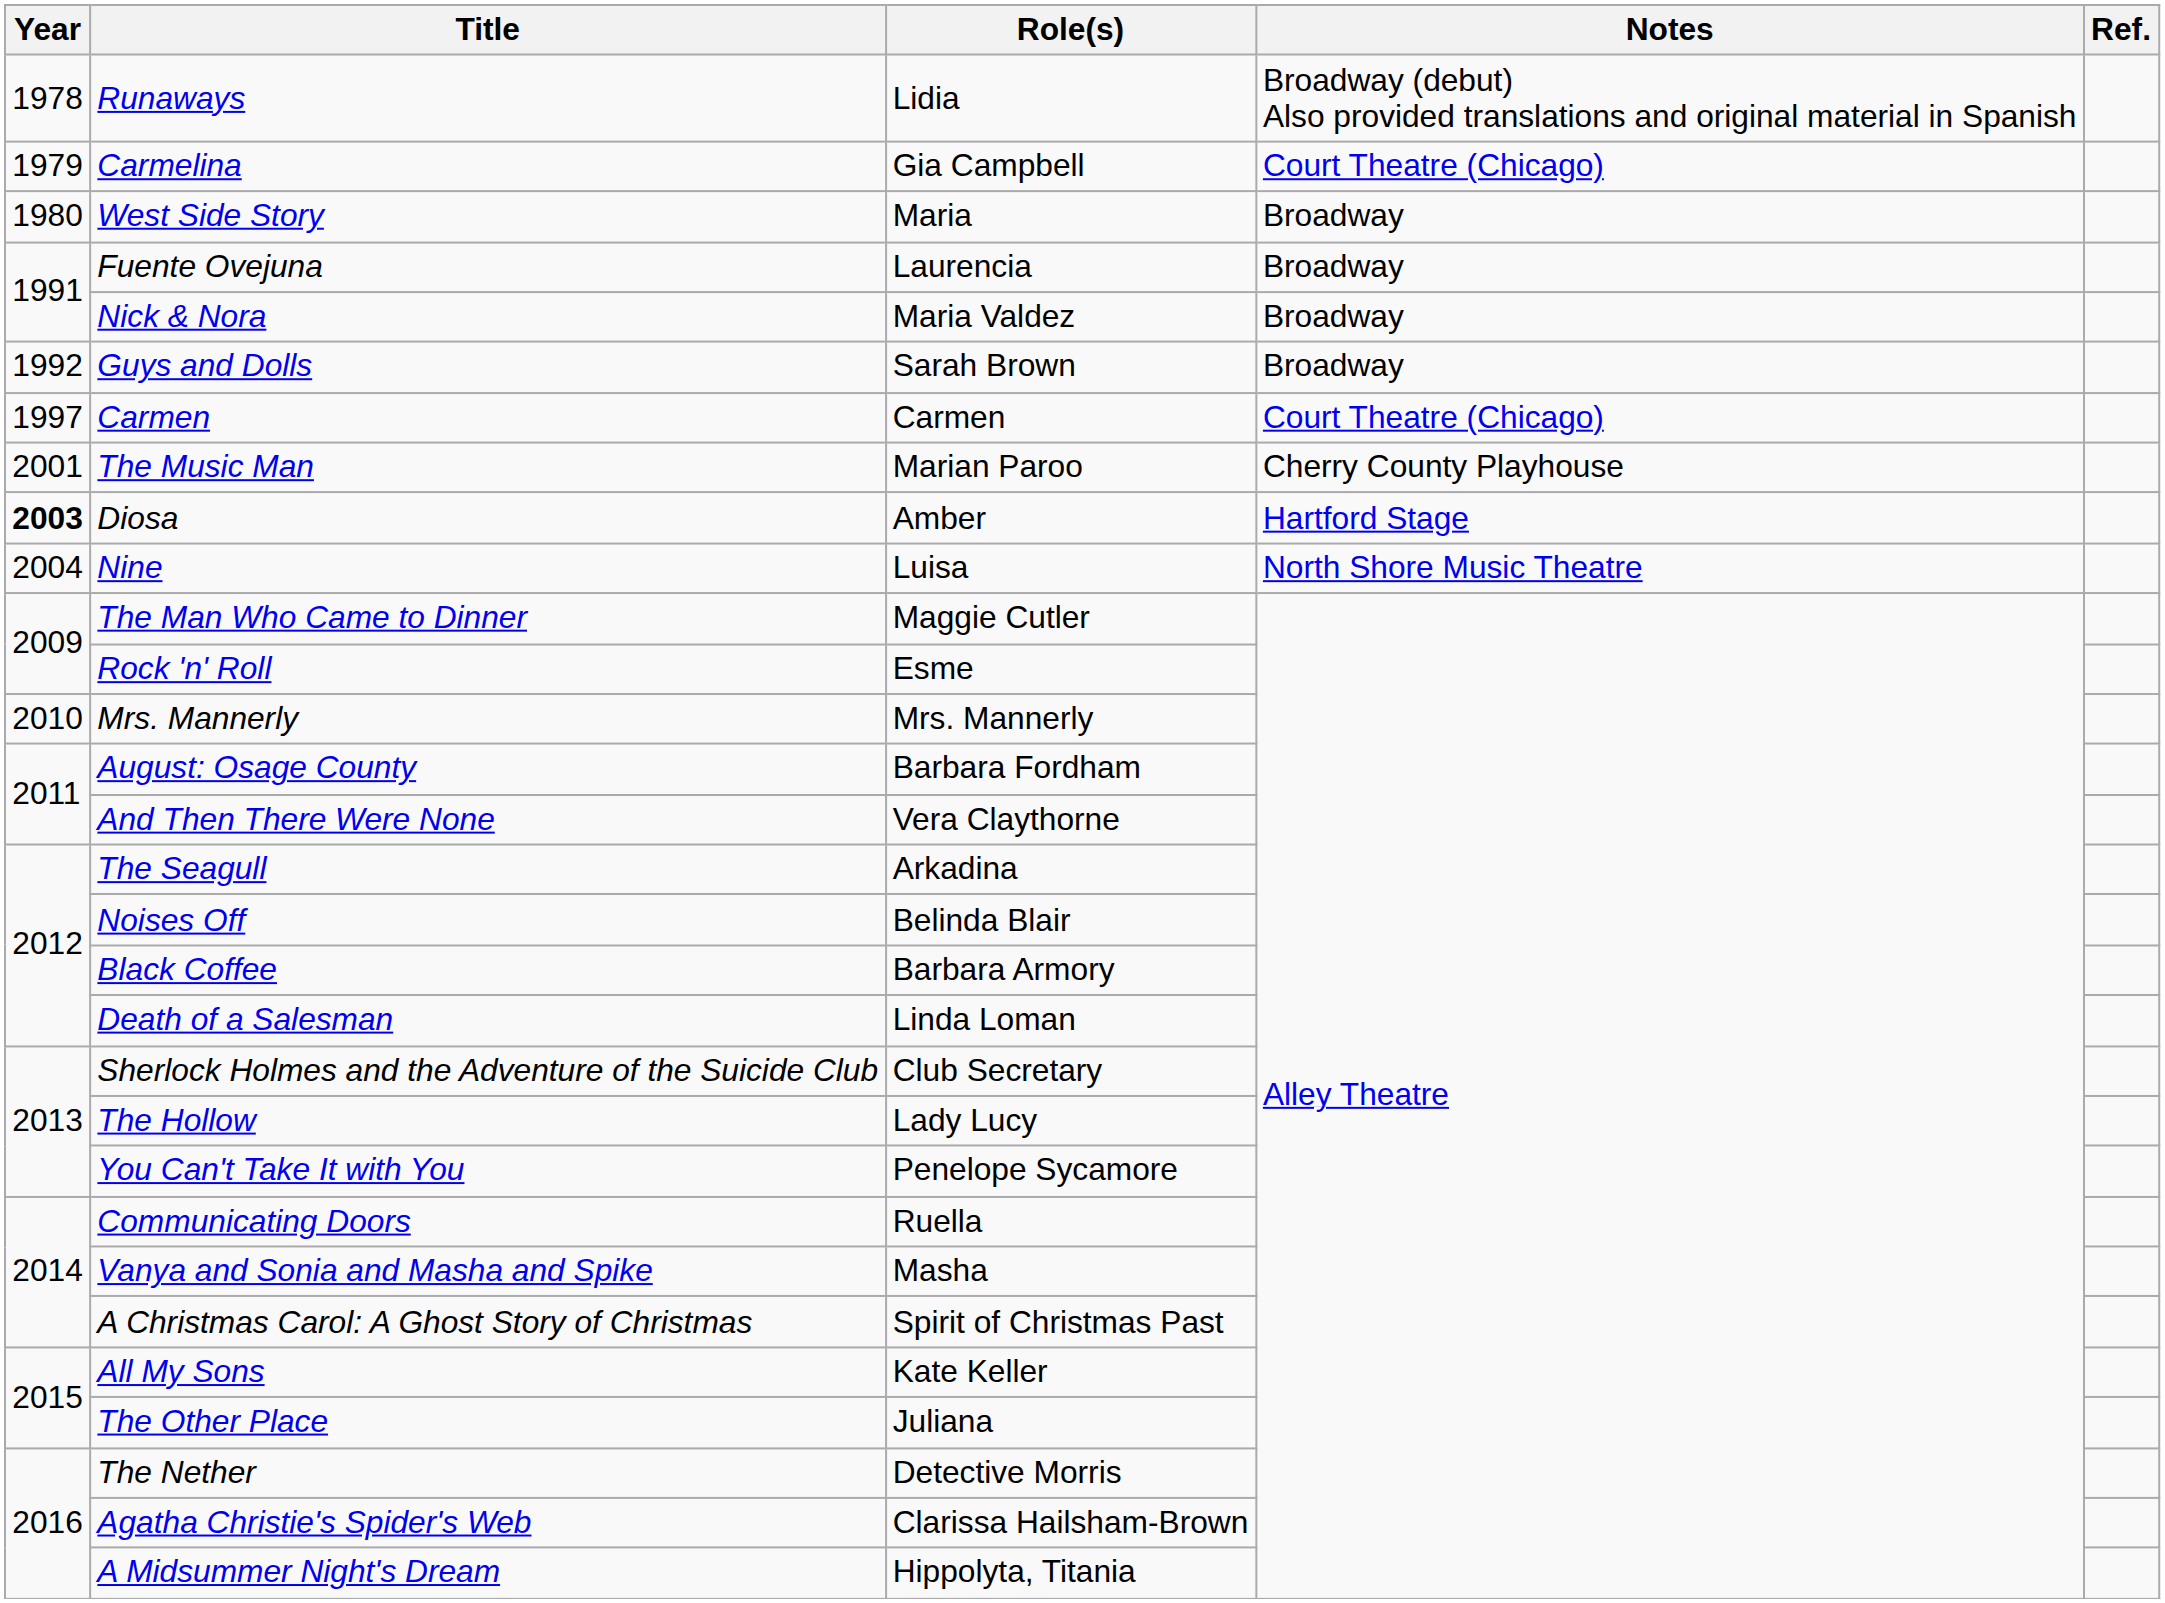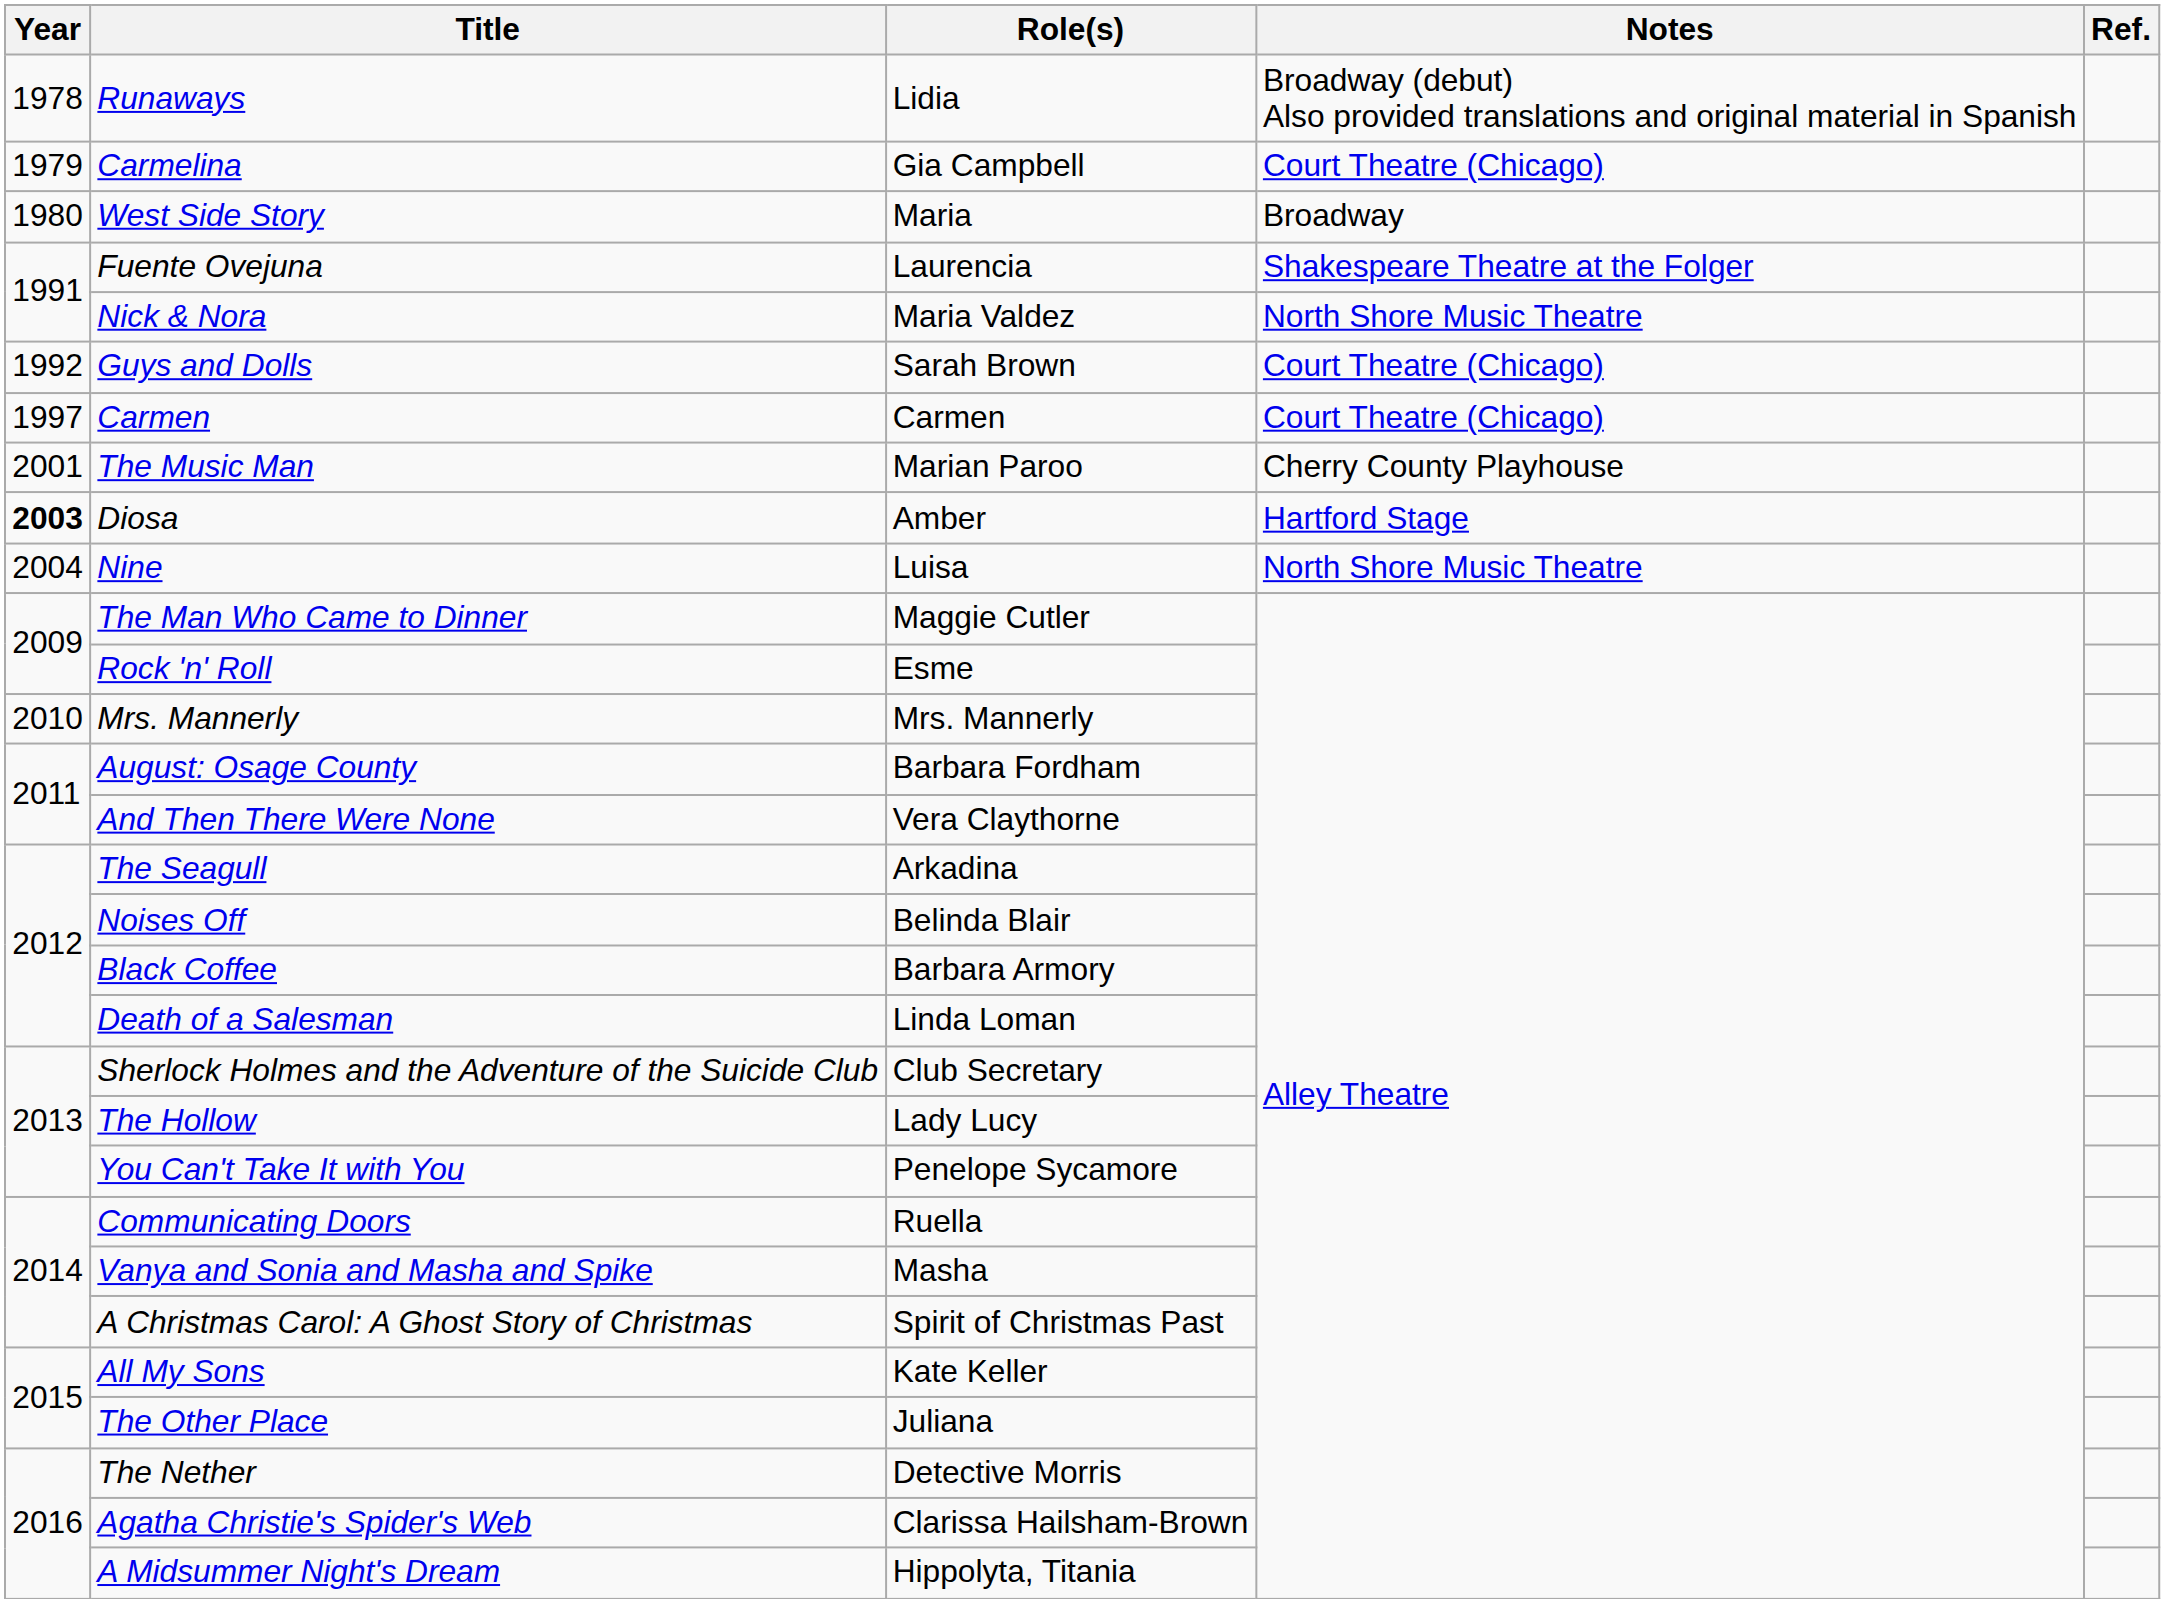(1333, 266) Broadway -> (1508, 266) Shakespeare Theatre at the Folger
(1333, 316) Broadway -> (1453, 316) North Shore Music Theatre
(1333, 366) Broadway -> (1433, 366) Court Theatre (Chicago)
